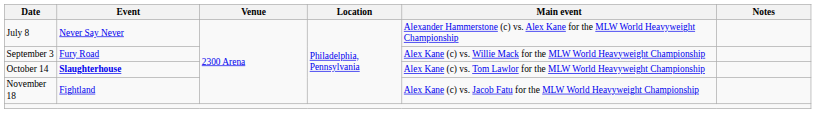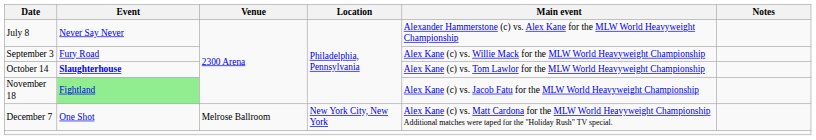(77, 90) no background -> (77, 90) lightgreen background
+ row: (29, 116)
